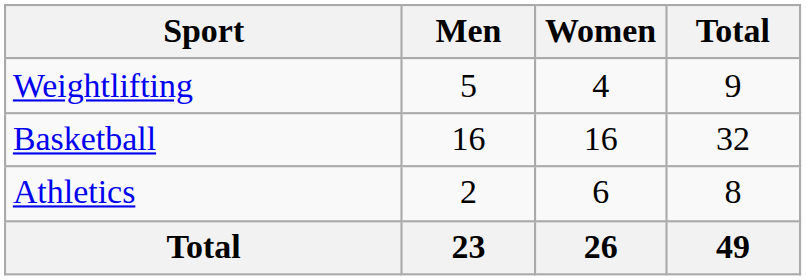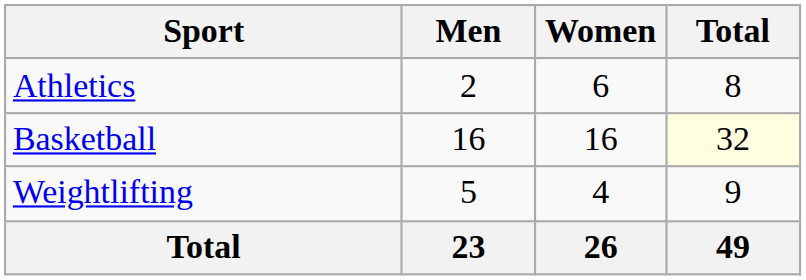rows swapped: (74, 192) <-> (103, 85)
(733, 138) no background -> (733, 138) lightyellow background
